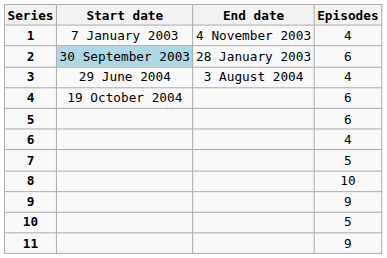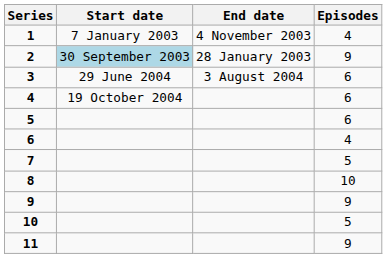(348, 56) 6 -> (348, 56) 9
(348, 77) 4 -> (348, 77) 6
